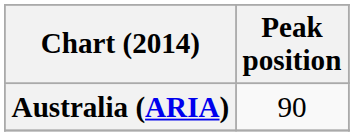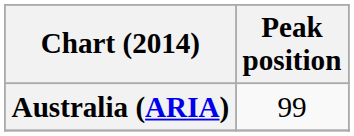(292, 106) 90 -> (292, 106) 99
